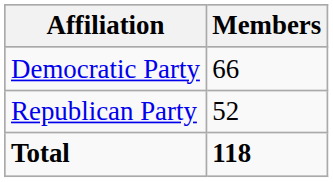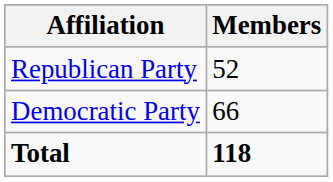rows swapped: (105, 68) <-> (104, 111)
